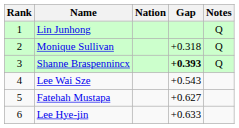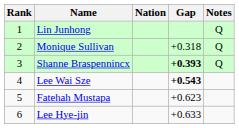(186, 81) normal -> (186, 81) bold
(186, 98) +0.627 -> (186, 98) +0.623
